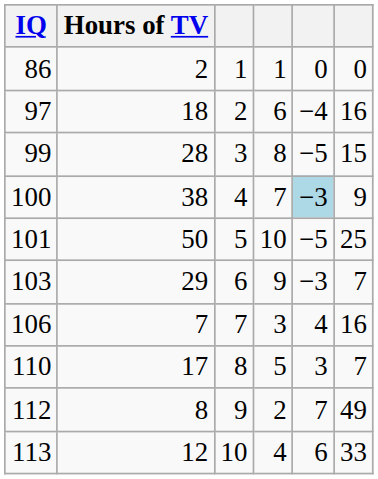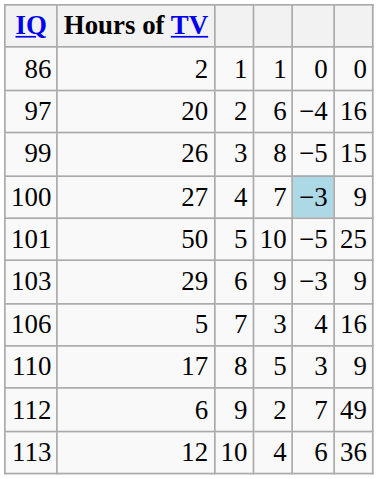(195, 111) 18 -> (195, 111) 20
(195, 153) 28 -> (195, 153) 26
(195, 196) 38 -> (195, 196) 27
(360, 281) 7 -> (360, 281) 9
(201, 324) 7 -> (201, 324) 5
(360, 366) 7 -> (360, 366) 9
(201, 409) 8 -> (201, 409) 6
(354, 452) 33 -> (354, 452) 36
